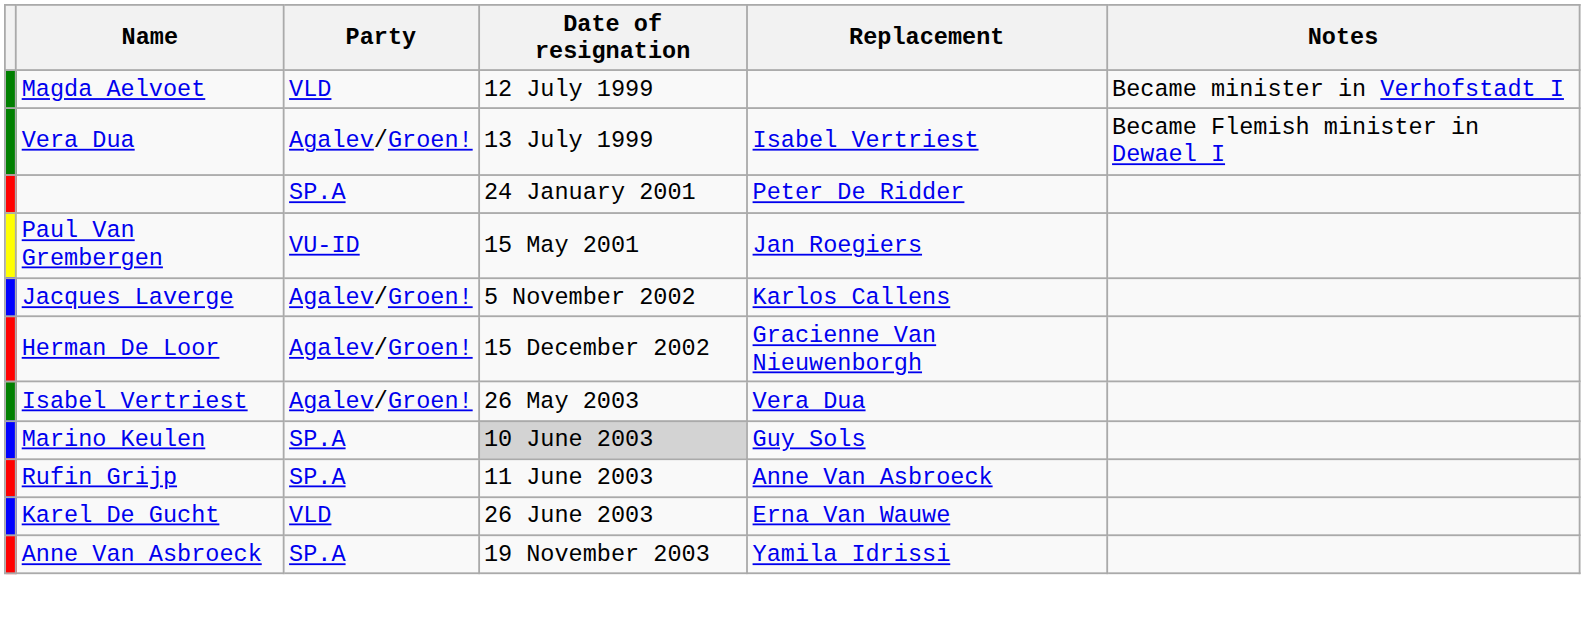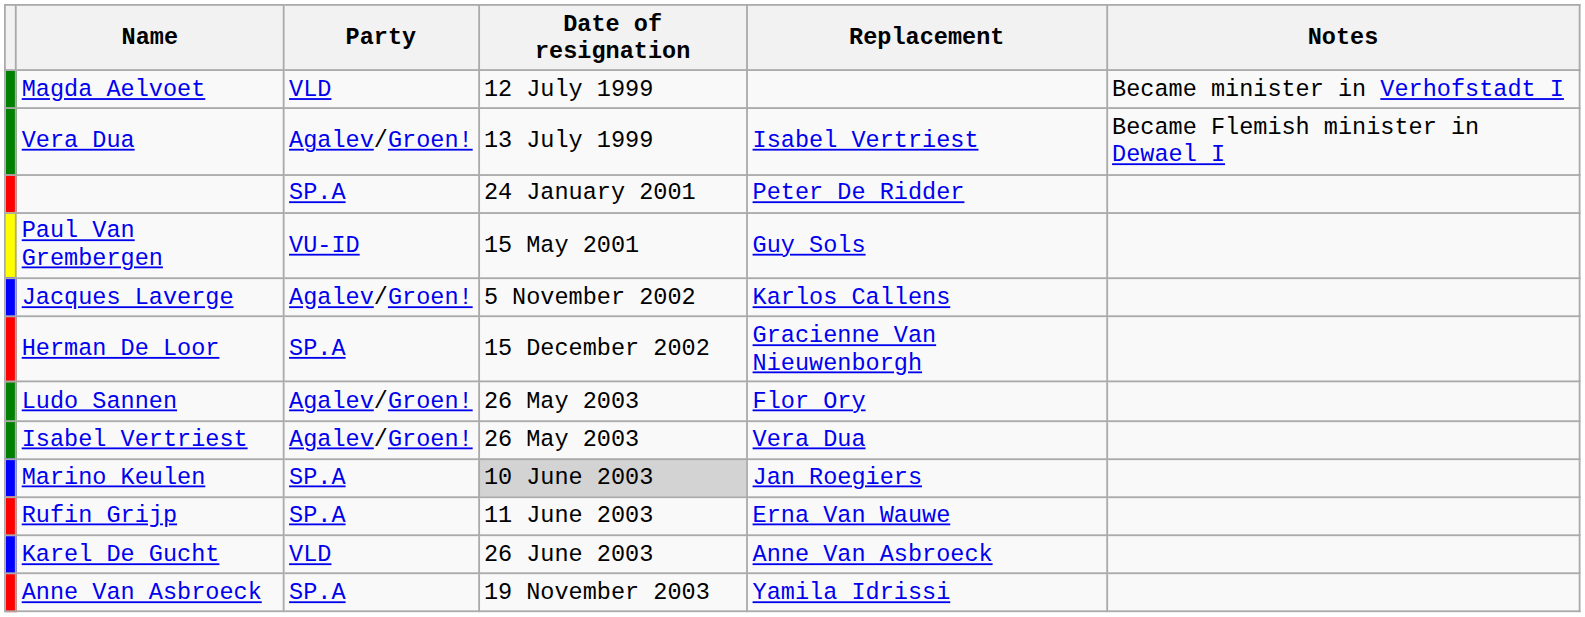(837, 245) Jan Roegiers -> (809, 245) Guy Sols
(381, 349) Agalev/Groen! -> (317, 349) SP.A
+ row: (99, 401)
(809, 439) Guy Sols -> (837, 478) Jan Roegiers
(873, 478) Anne Van Asbroeck -> (851, 516) Erna Van Wauwe
(851, 516) Erna Van Wauwe -> (873, 555) Anne Van Asbroeck
